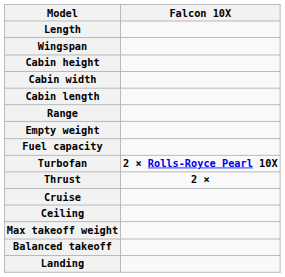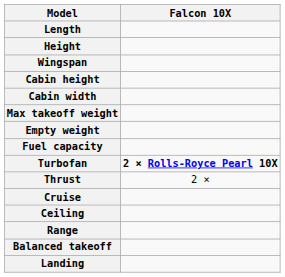+ row: (62, 46)
- row: (62, 96)
rows swapped: (62, 230) <-> (62, 113)
(200, 180) bold -> (200, 180) normal
